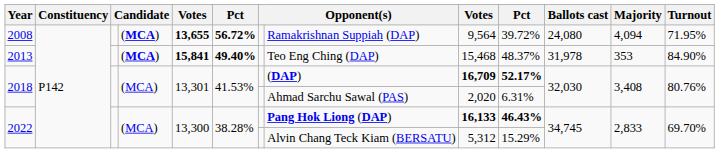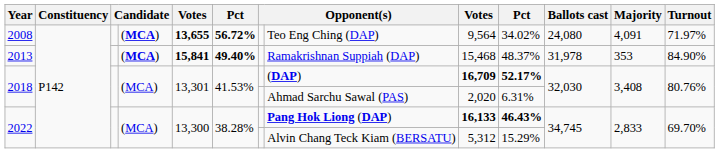(343, 35) Ramakrishnan Suppiah (DAP) -> (323, 35) Teo Eng Ching (DAP)
(521, 35) 39.72% -> (521, 35) 34.02%
(628, 35) 4,094 -> (628, 35) 4,091
(687, 35) 71.95% -> (687, 35) 71.97%
(323, 55) Teo Eng Ching (DAP) -> (343, 55) Ramakrishnan Suppiah (DAP)
